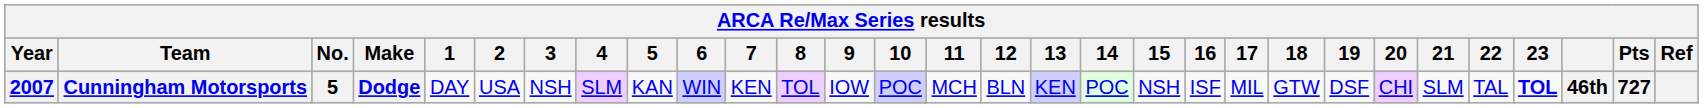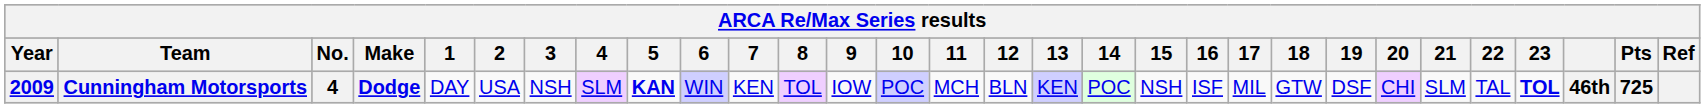(32, 87) 2007 -> (32, 87) 2009
(333, 87) 5 -> (333, 87) 4
(652, 87) normal -> (653, 87) bold
(1634, 87) 727 -> (1636, 87) 725
